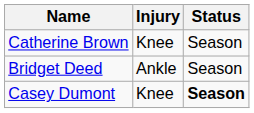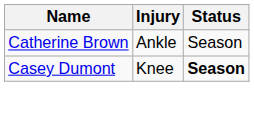(155, 42) Knee -> (156, 42) Ankle
- row: (55, 68)
